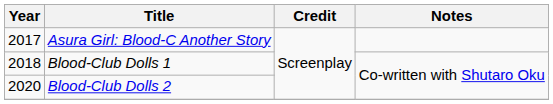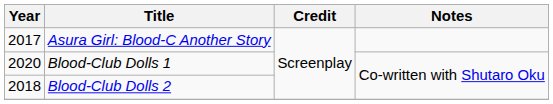(24, 63) 2018 -> (24, 63) 2020
(24, 87) 2020 -> (24, 87) 2018
